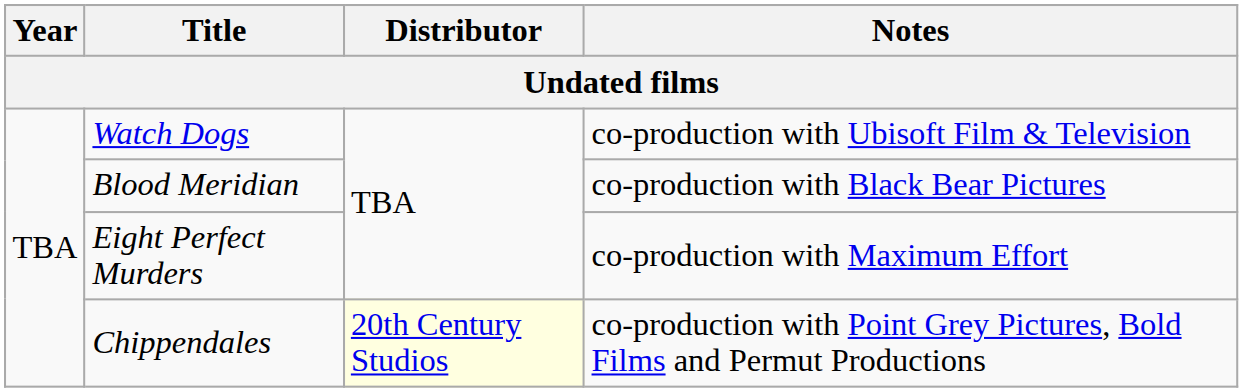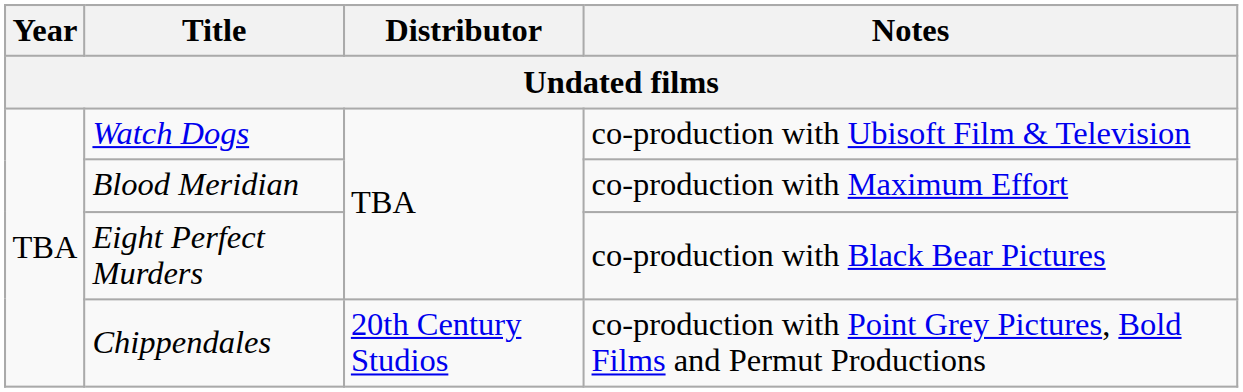(849, 184) co-production with Black Bear Pictures -> (830, 184) co-production with Maximum Effort
(830, 254) co-production with Maximum Effort -> (849, 254) co-production with Black Bear Pictures
(436, 342) lightyellow background -> (436, 342) no background
